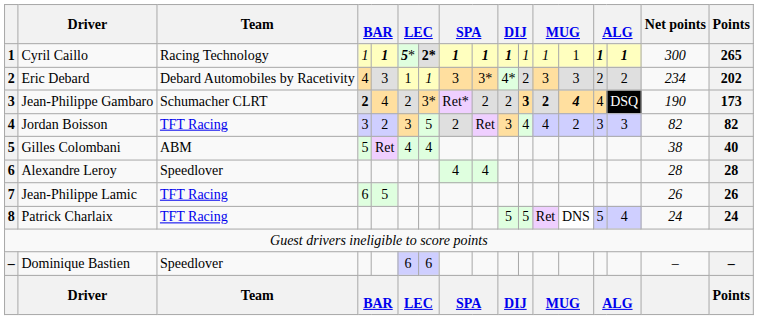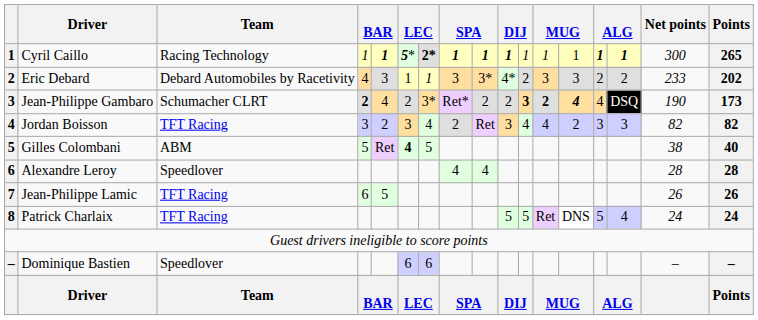(675, 78) 234 -> (675, 78) 233
(429, 124) 5 -> (429, 124) 4
(408, 147) normal -> (408, 147) bold
(429, 147) 4 -> (429, 147) 5
